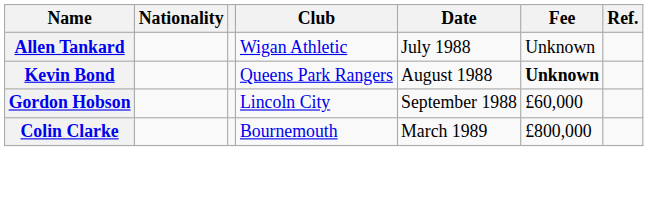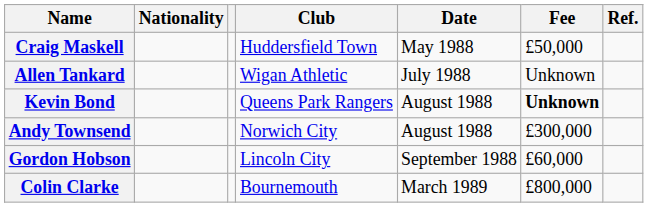+ row: (70, 46)
+ row: (70, 131)
